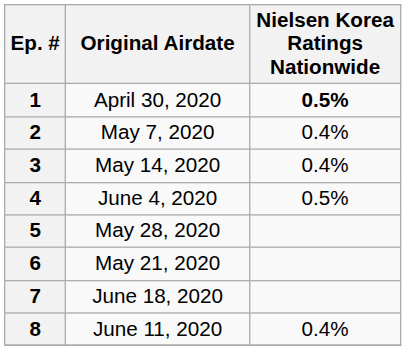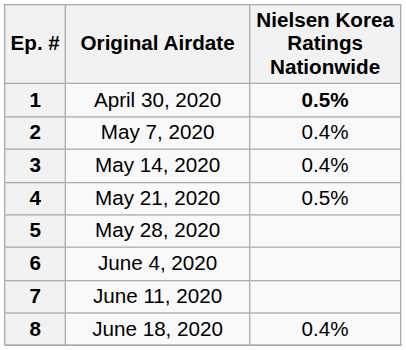(158, 198) June 4, 2020 -> (158, 198) May 21, 2020
(158, 263) May 21, 2020 -> (158, 263) June 4, 2020
(158, 296) June 18, 2020 -> (158, 296) June 11, 2020
(158, 329) June 11, 2020 -> (158, 329) June 18, 2020
